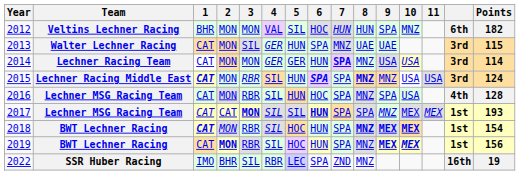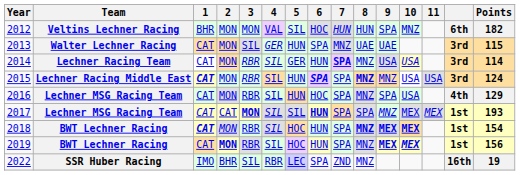(251, 62) MON -> (251, 62) RBR
(274, 62) GER -> (274, 62) SIL
(494, 96) 128 -> (494, 96) 129
